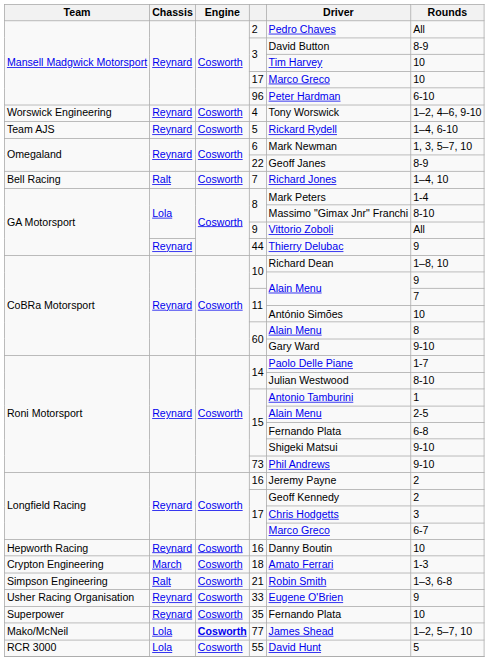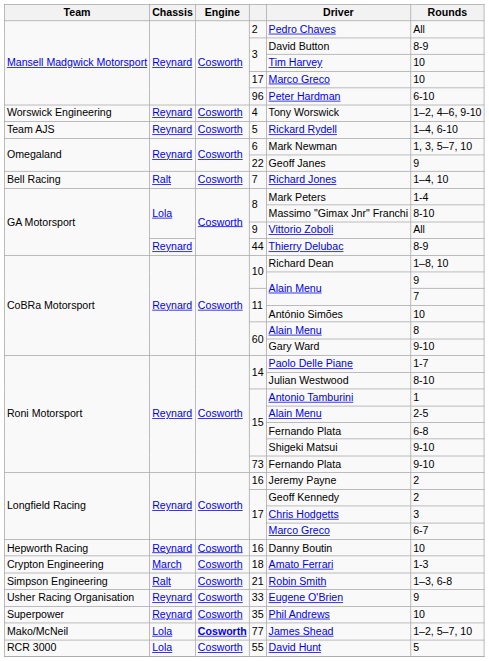(421, 163) 8-9 -> (416, 163) 9
(416, 246) 9 -> (421, 246) 8-9
(299, 464) Phil Andrews -> (305, 464) Fernando Plata
(305, 614) Fernando Plata -> (299, 614) Phil Andrews
